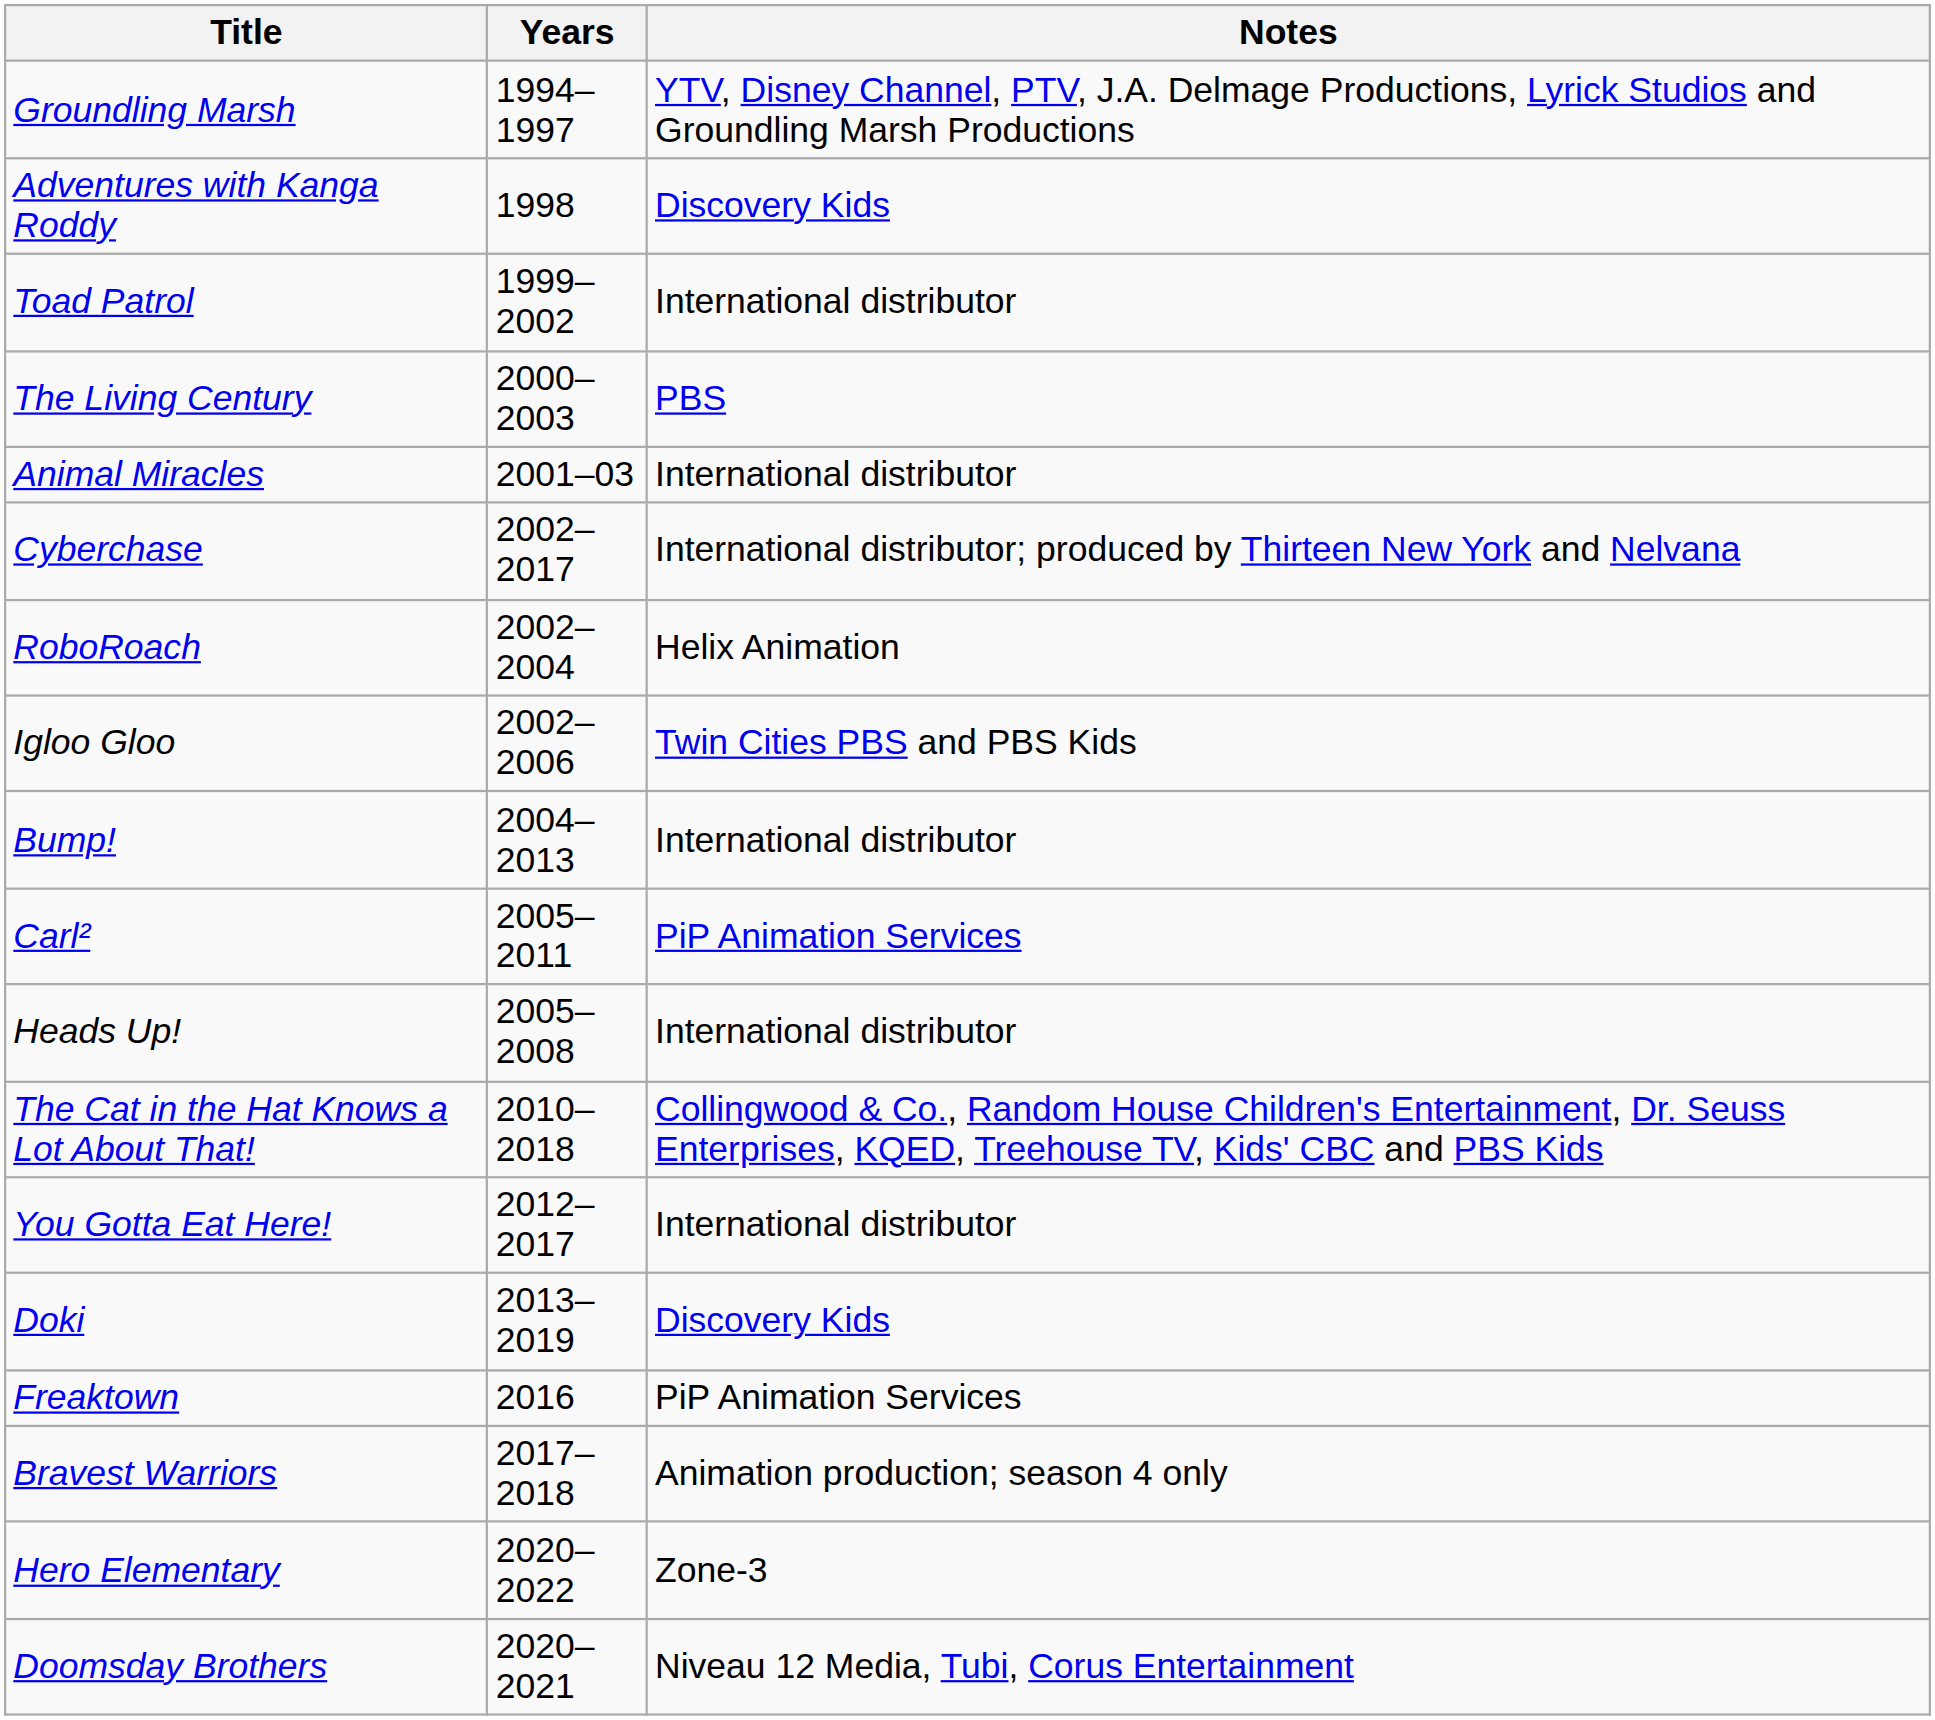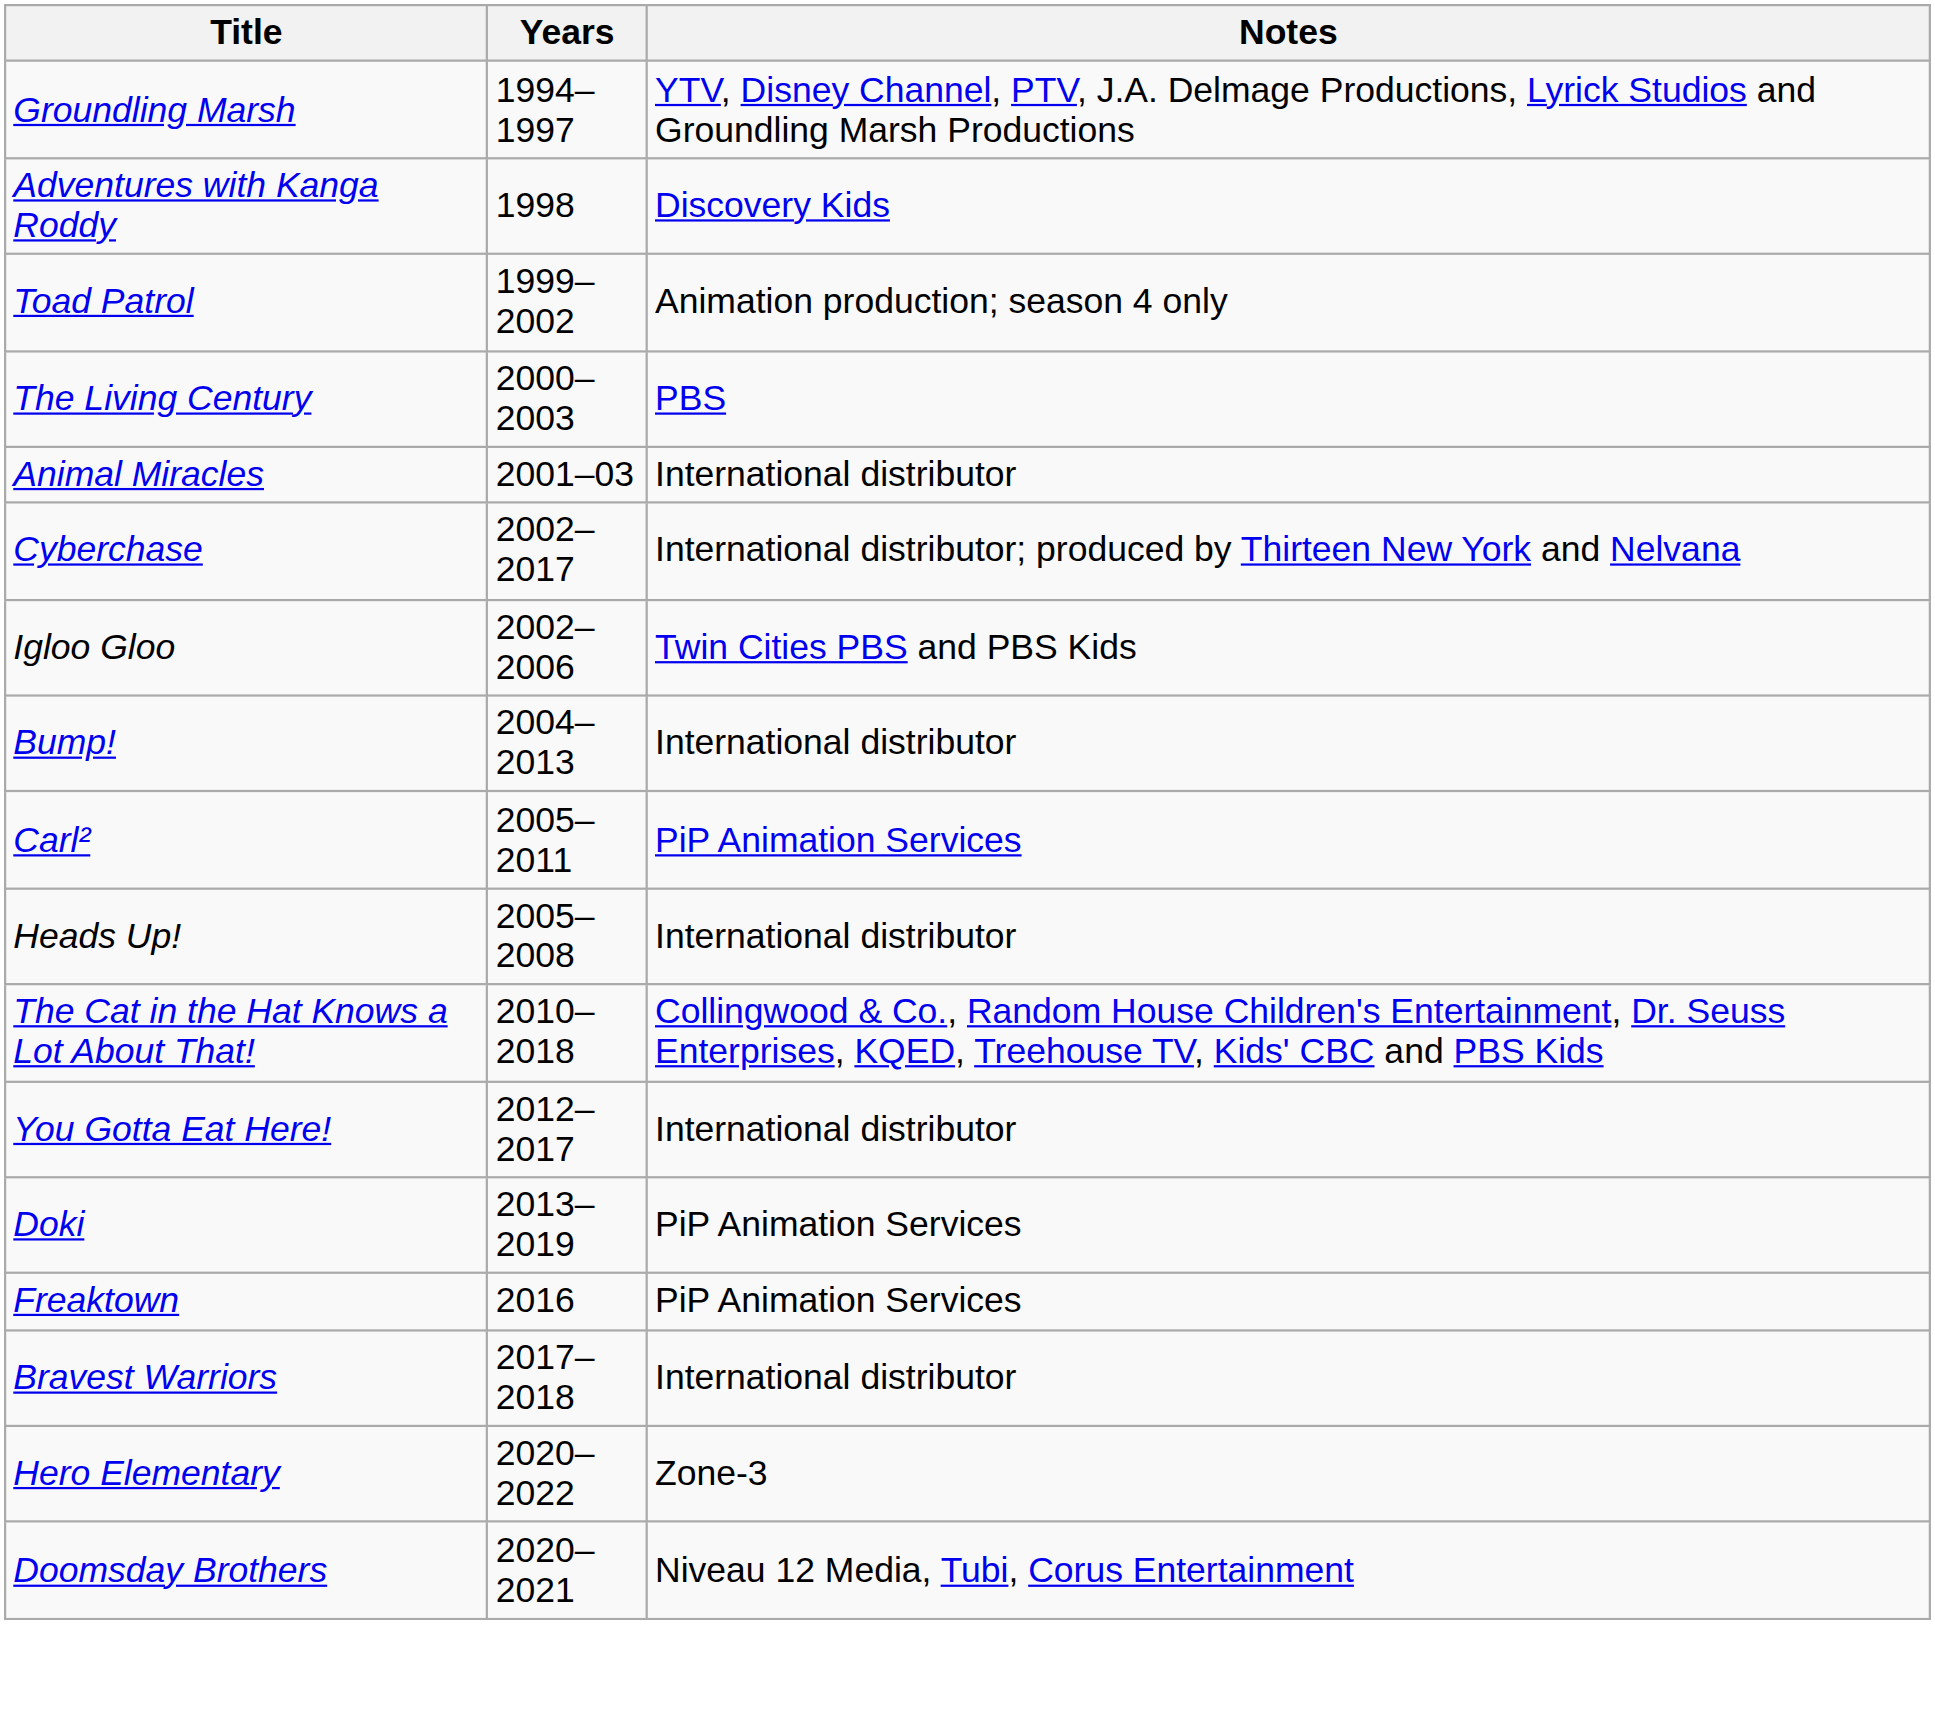(836, 301) International distributor -> (941, 301) Animation production; season 4 only
- row: (107, 646)
(772, 1320) Discovery Kids -> (838, 1224) PiP Animation Services
(941, 1473) Animation production; season 4 only -> (836, 1377) International distributor
